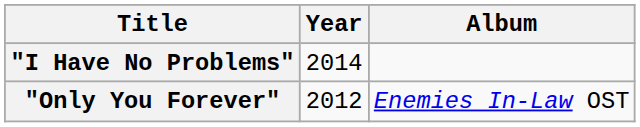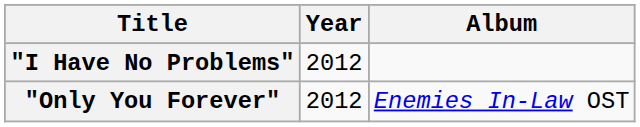(334, 63) 2014 -> (334, 63) 2012
